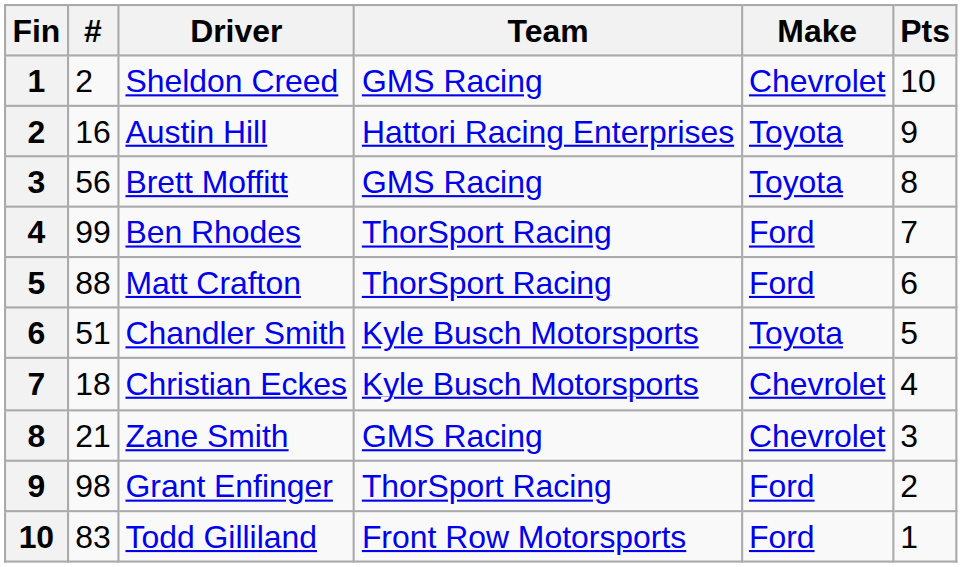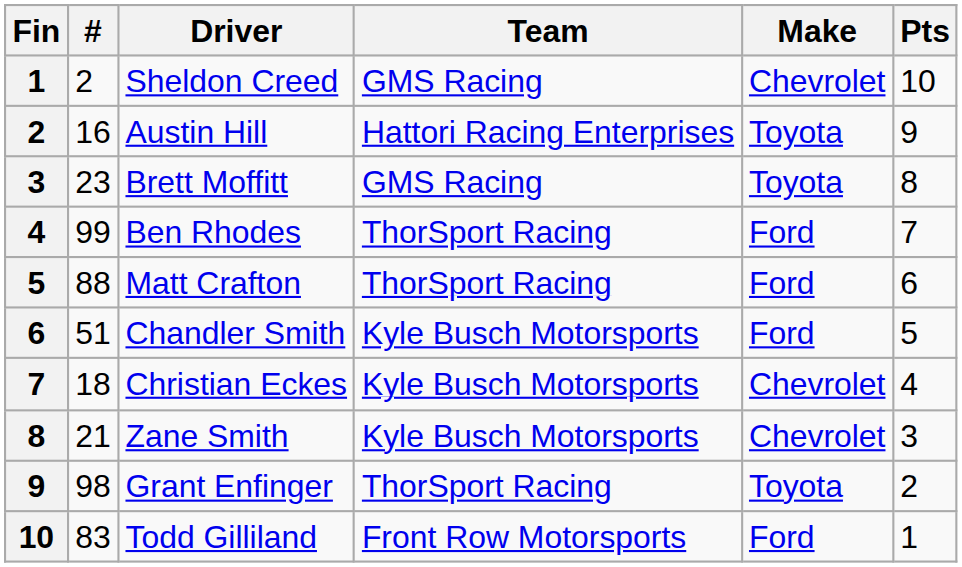(93, 182) 56 -> (93, 182) 23
(796, 334) Toyota -> (782, 334) Ford
(452, 435) GMS Racing -> (530, 435) Kyle Busch Motorsports
(782, 485) Ford -> (796, 485) Toyota
